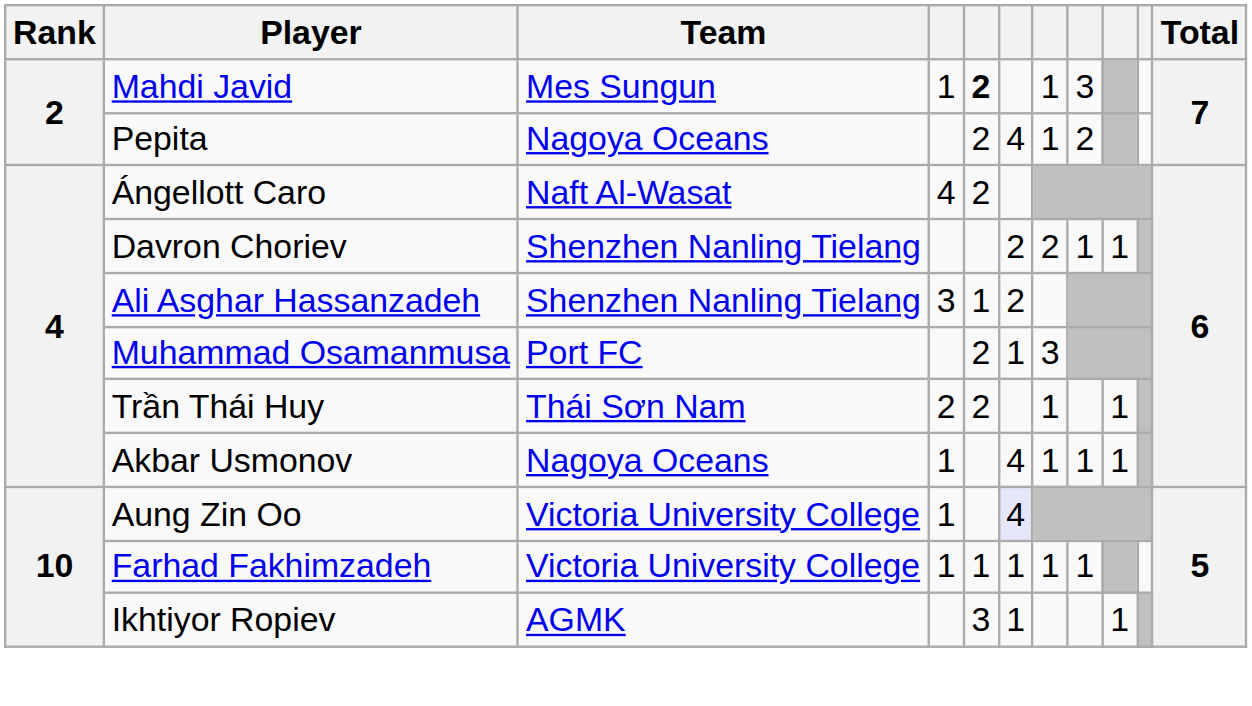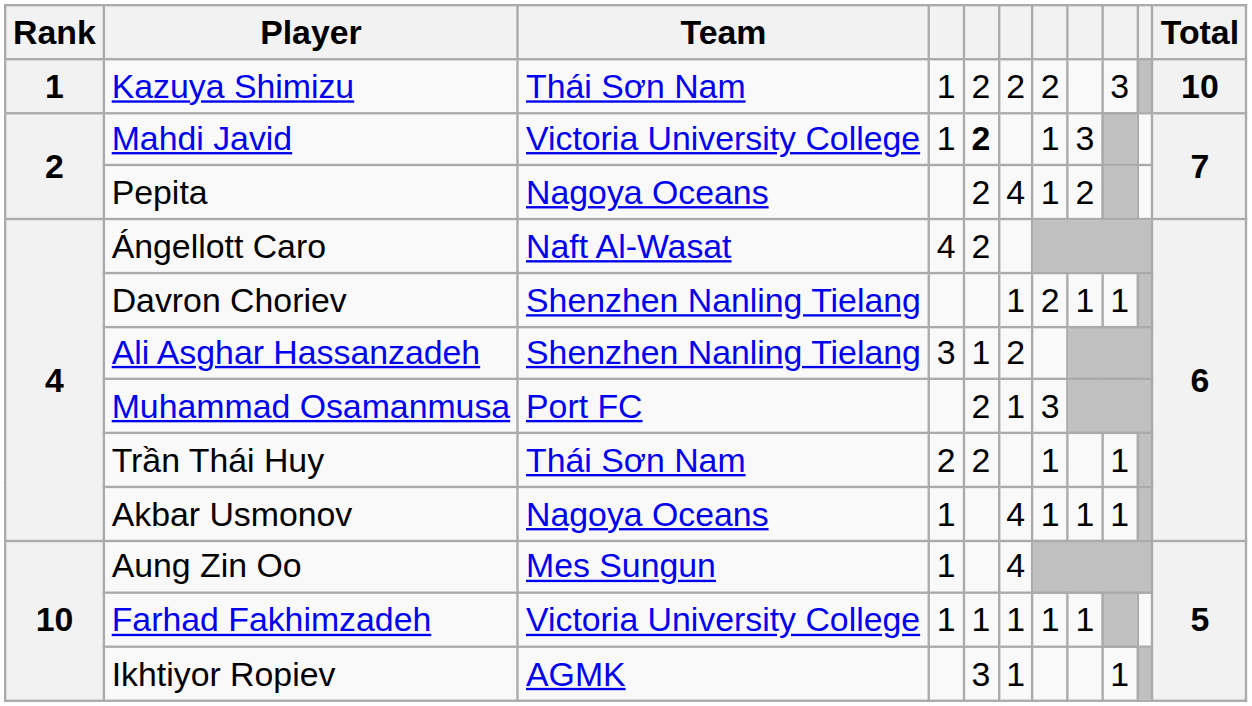+ row: (233, 86)
(621, 86) Mes Sungun -> (723, 139) Victoria University College
(1016, 246) 2 -> (1016, 300) 1
(723, 513) Victoria University College -> (621, 567) Mes Sungun
(1016, 513) lavender background -> (1016, 567) no background
